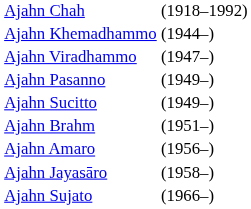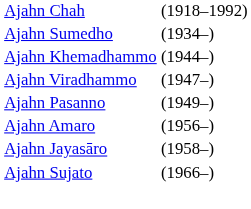+ row: (59, 33)
- row: (51, 102)
- row: (50, 126)
